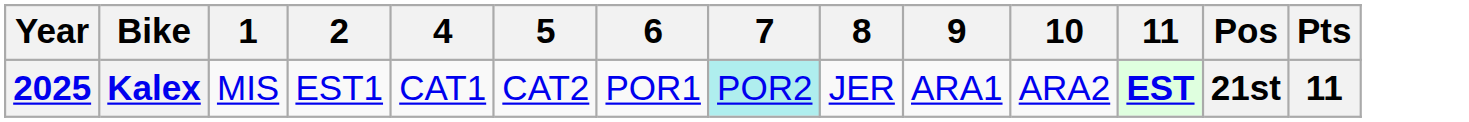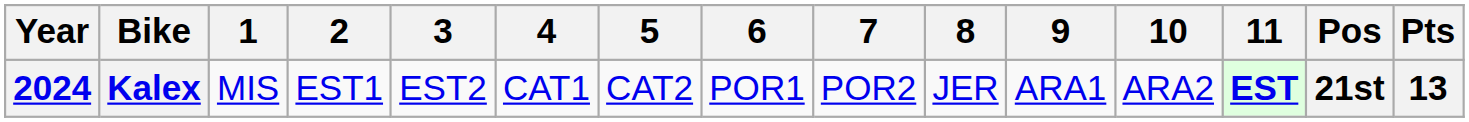+ column: (443, 32)
(52, 87) 2025 -> (52, 87) 2024
(765, 87) paleturquoise background -> (869, 87) no background
(1324, 87) 11 -> (1428, 87) 13
